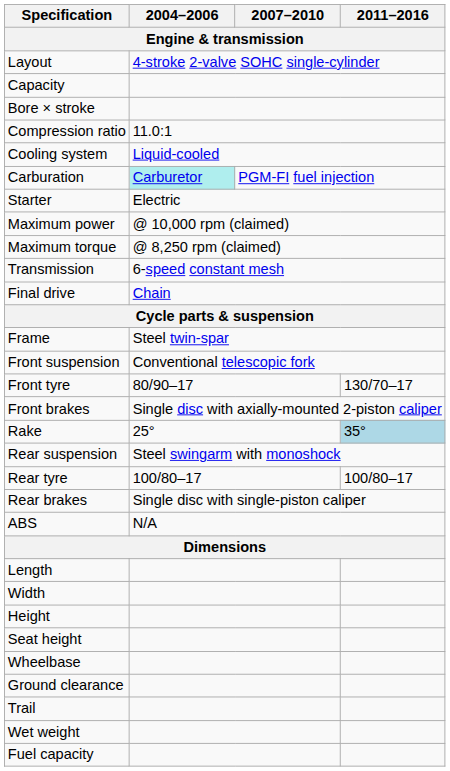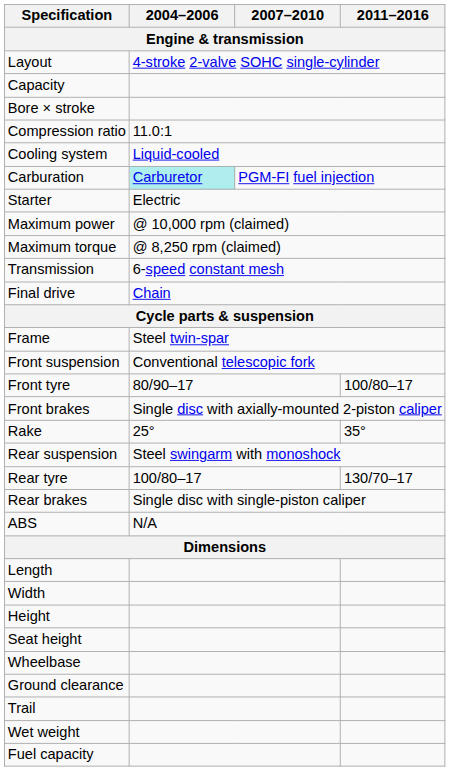(378, 385) 130/70–17 -> (378, 385) 100/80–17
(355, 431) lightblue background -> (355, 431) no background
(378, 477) 100/80–17 -> (378, 477) 130/70–17
